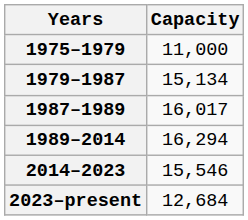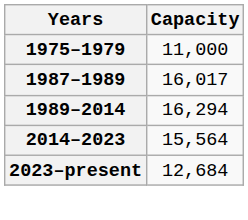- row: (76, 80)
(195, 170) 15,546 -> (195, 140) 15,564
